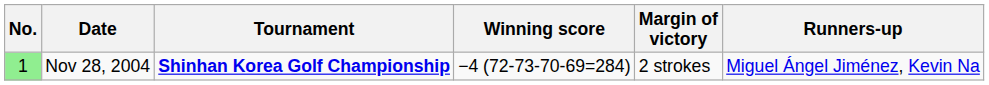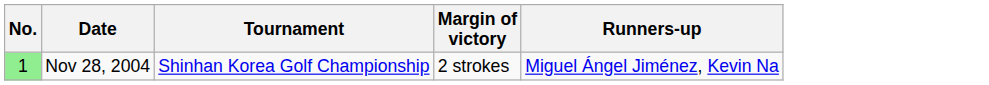- column: (544, 29)
(304, 66) bold -> (294, 66) normal
